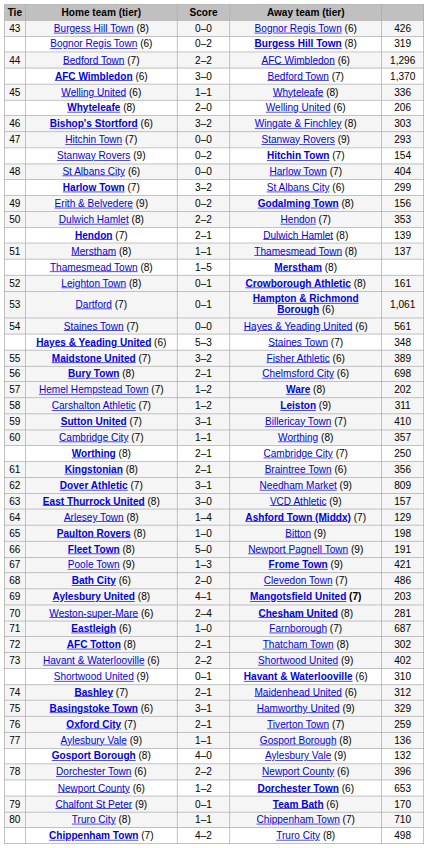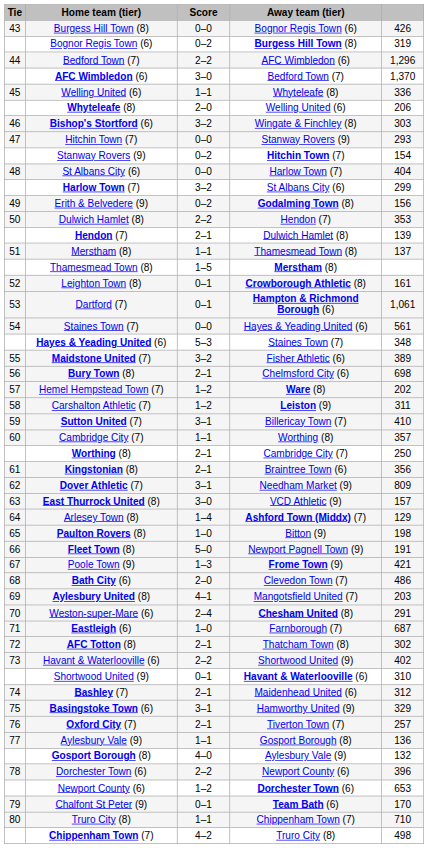(306, 597) bold -> (306, 597) normal
(403, 613) 281 -> (403, 613) 291
(403, 725) 259 -> (403, 725) 257
